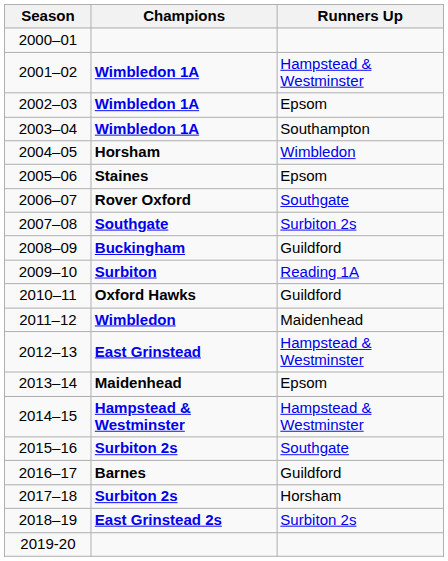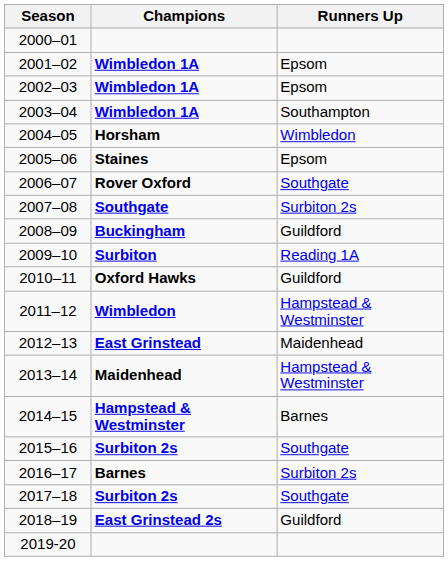(326, 72) Hampstead & Westminster -> (304, 64) Epsom
(322, 319) Maidenhead -> (326, 311) Hampstead & Westminster
(326, 351) Hampstead & Westminster -> (322, 343) Maidenhead
(304, 384) Epsom -> (326, 375) Hampstead & Westminster
(326, 416) Hampstead & Westminster -> (304, 416) Barnes
(311, 472) Guildford -> (318, 472) Surbiton 2s
(311, 496) Horsham -> (315, 496) Southgate
(318, 520) Surbiton 2s -> (311, 520) Guildford
